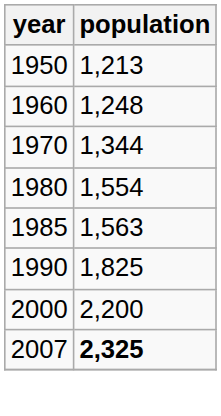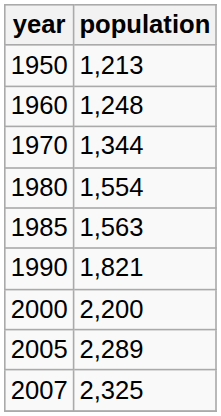(111, 268) 1,825 -> (111, 268) 1,821
+ row: (39, 349)
(111, 349) bold -> (111, 390) normal
